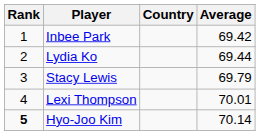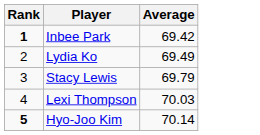- column: (168, 15)
(24, 36) normal -> (24, 36) bold
(235, 57) 69.44 -> (178, 57) 69.49
(235, 99) 70.01 -> (178, 99) 70.03
